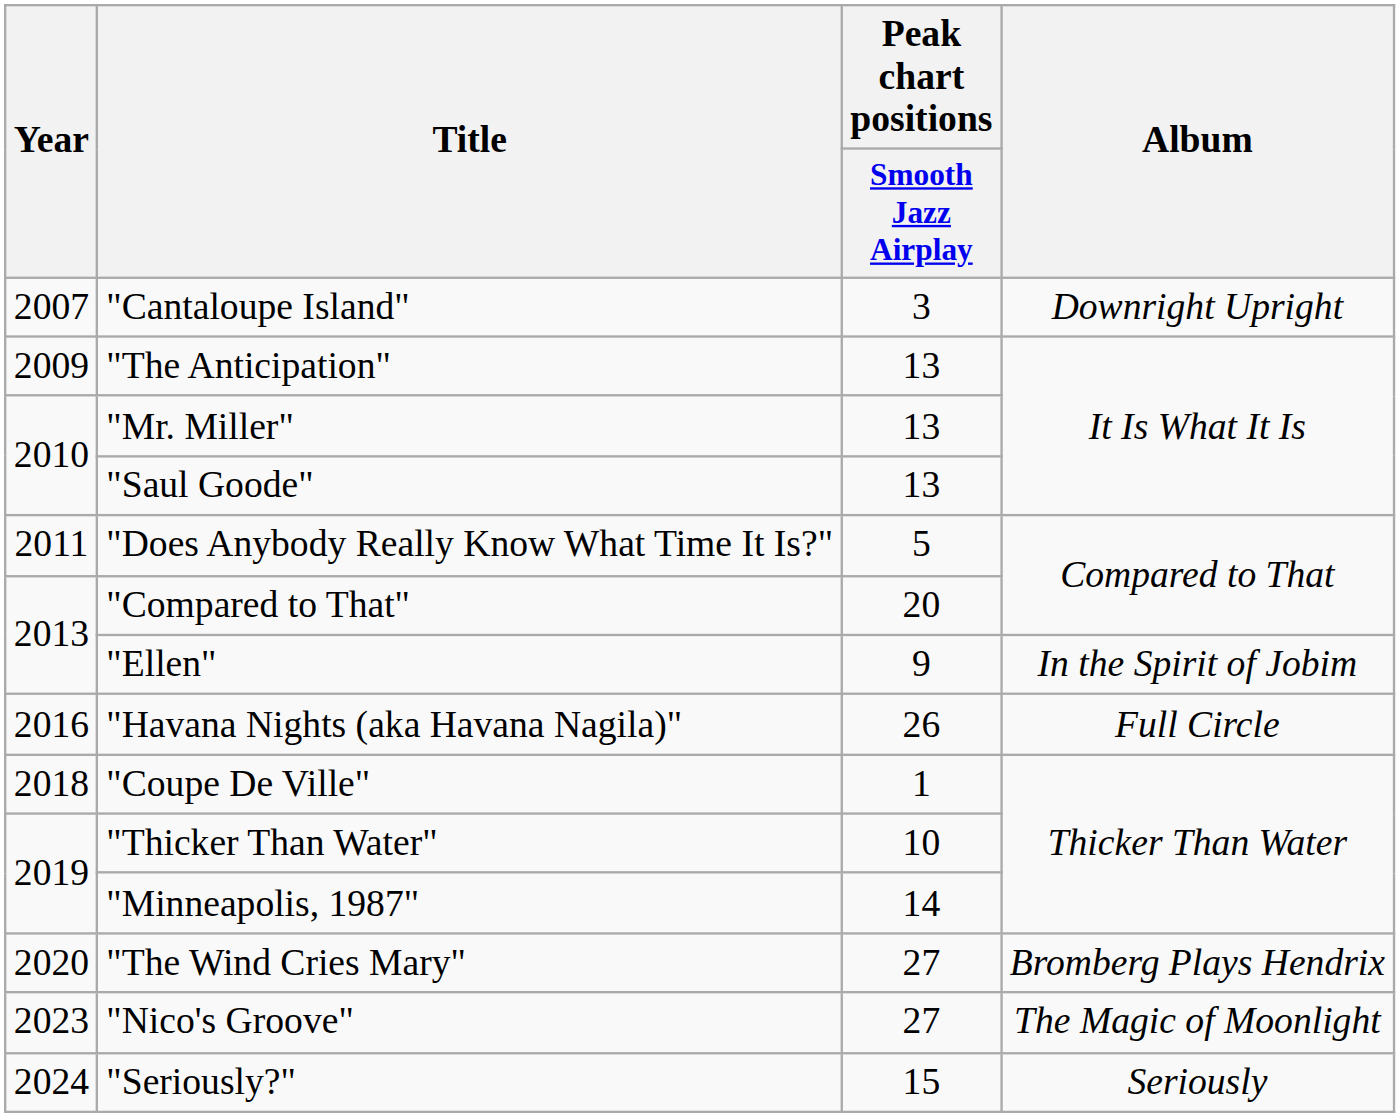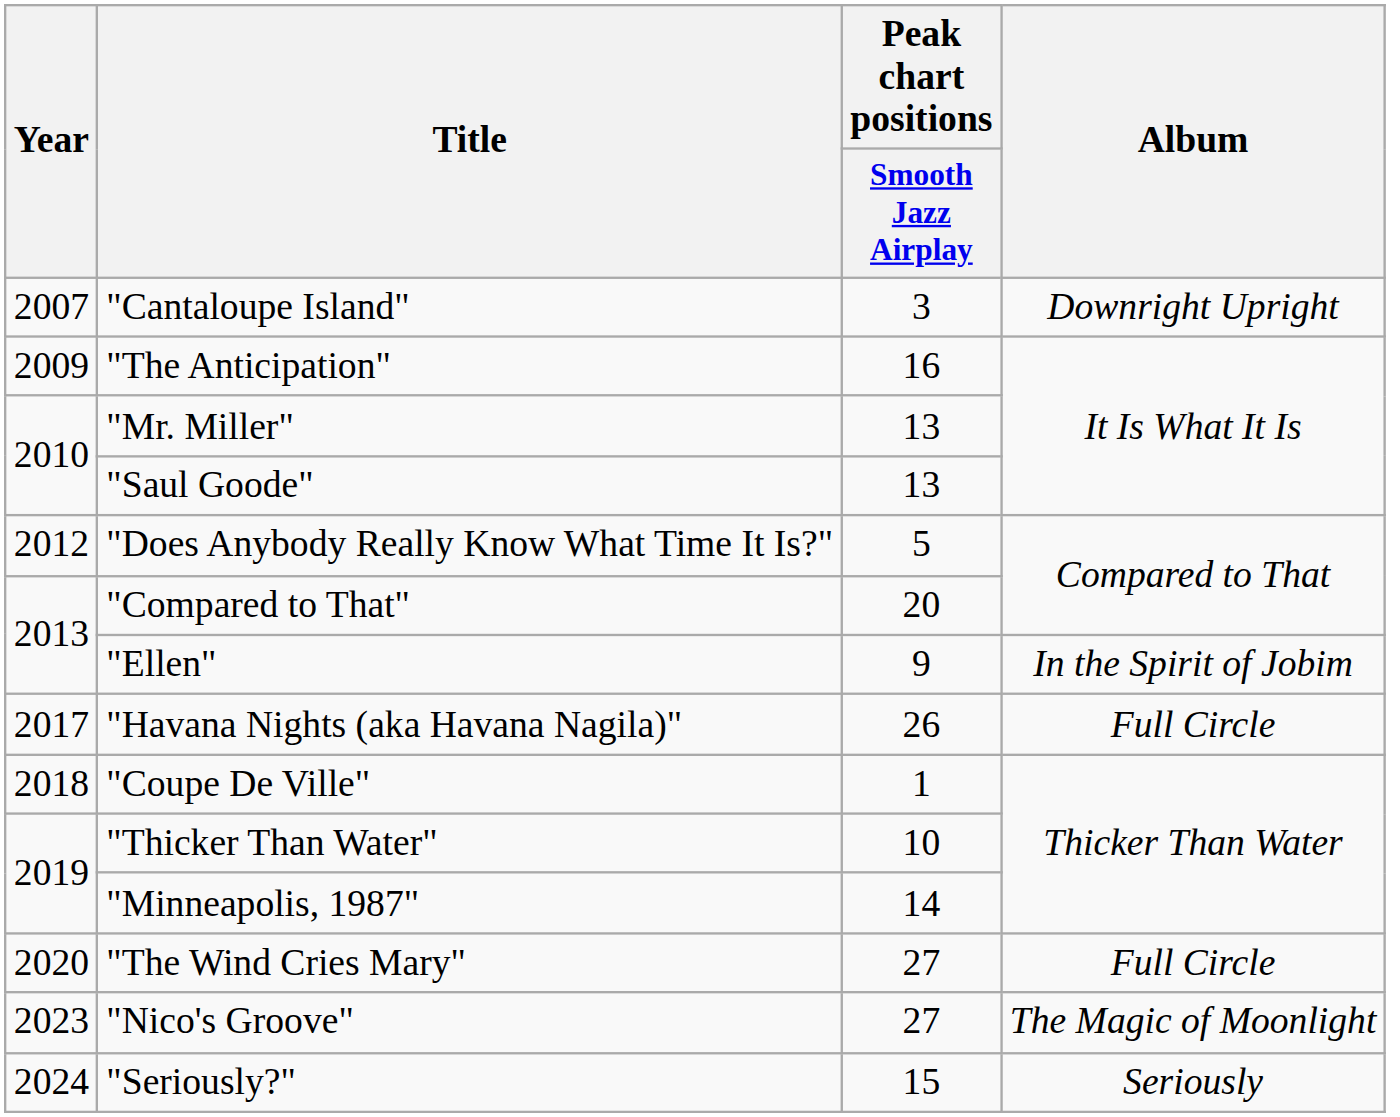(921, 365) 13 -> (921, 365) 16
(51, 544) 2011 -> (51, 544) 2012
(51, 723) 2016 -> (51, 723) 2017
(1197, 962) Bromberg Plays Hendrix -> (1193, 962) Full Circle
